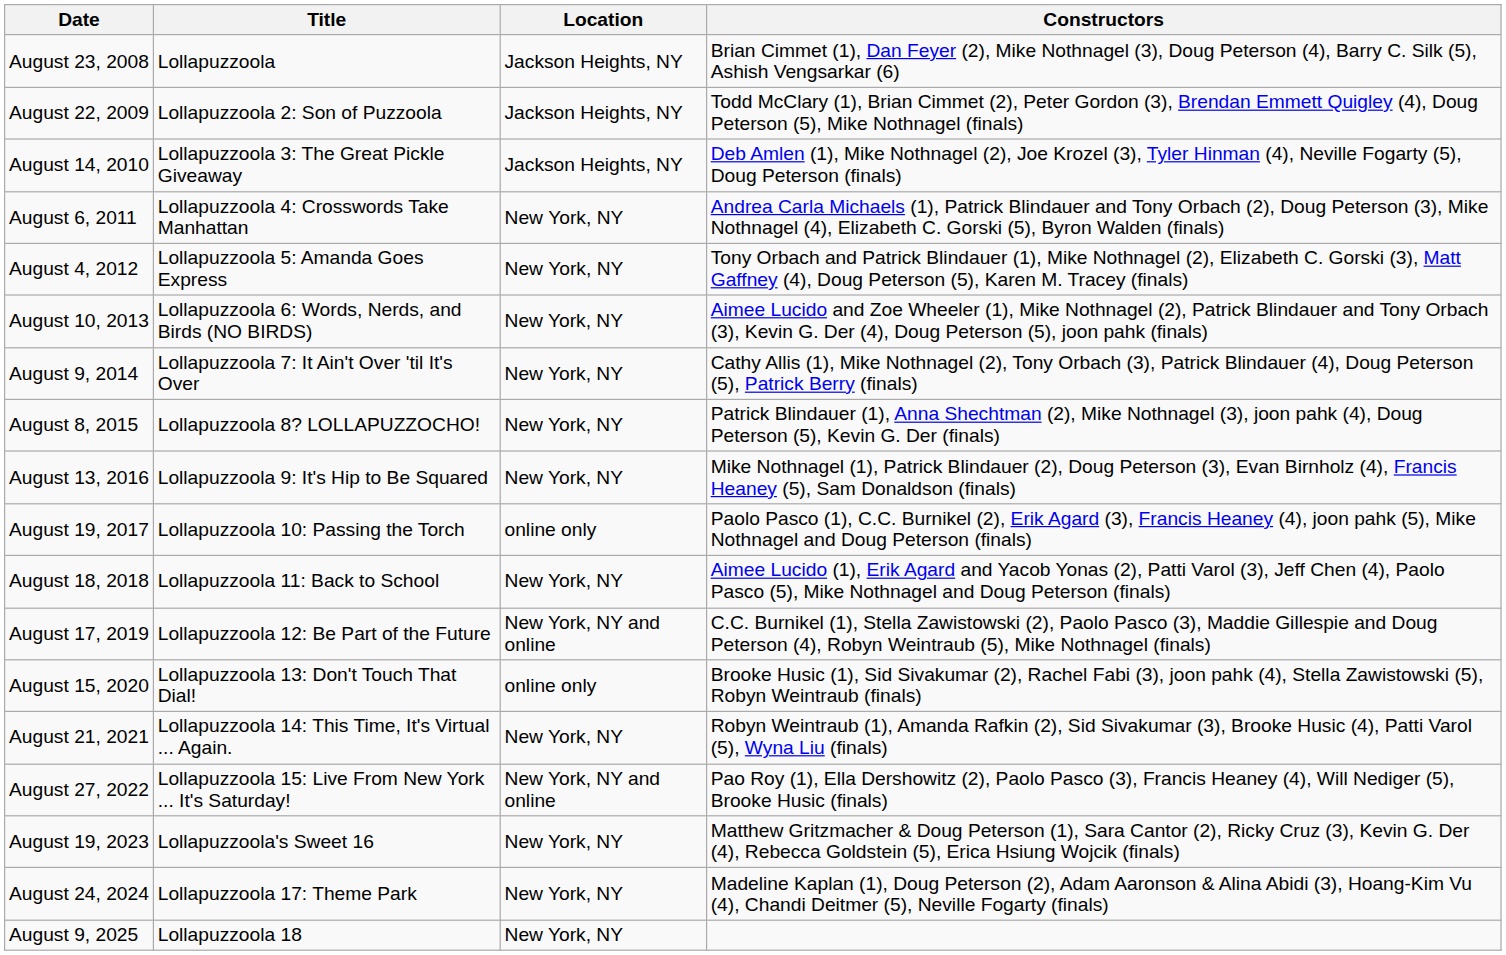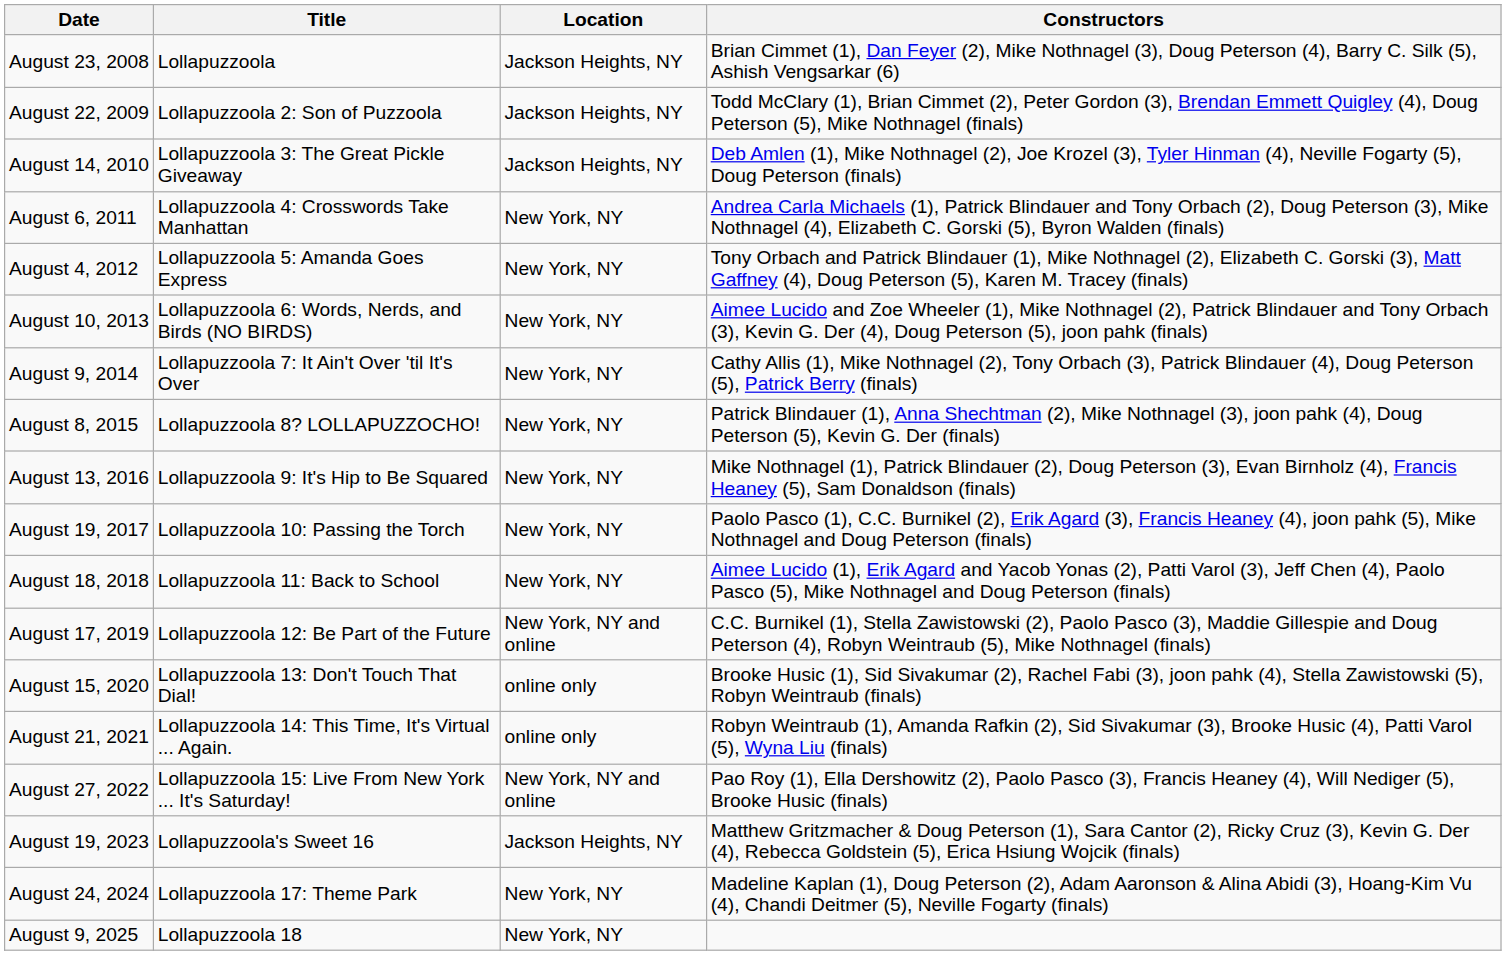(550, 529) online only -> (564, 529) New York, NY
(564, 737) New York, NY -> (550, 737) online only
(564, 841) New York, NY -> (594, 841) Jackson Heights, NY
